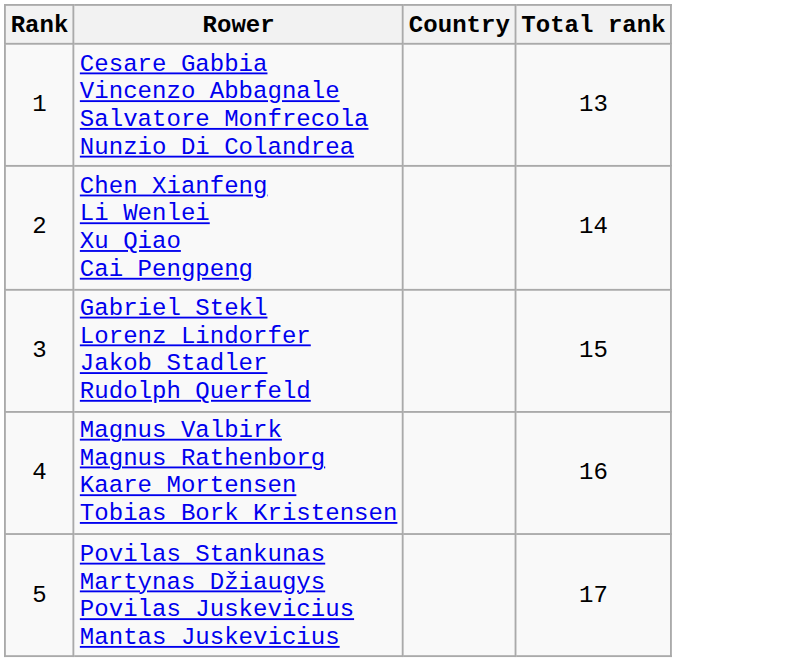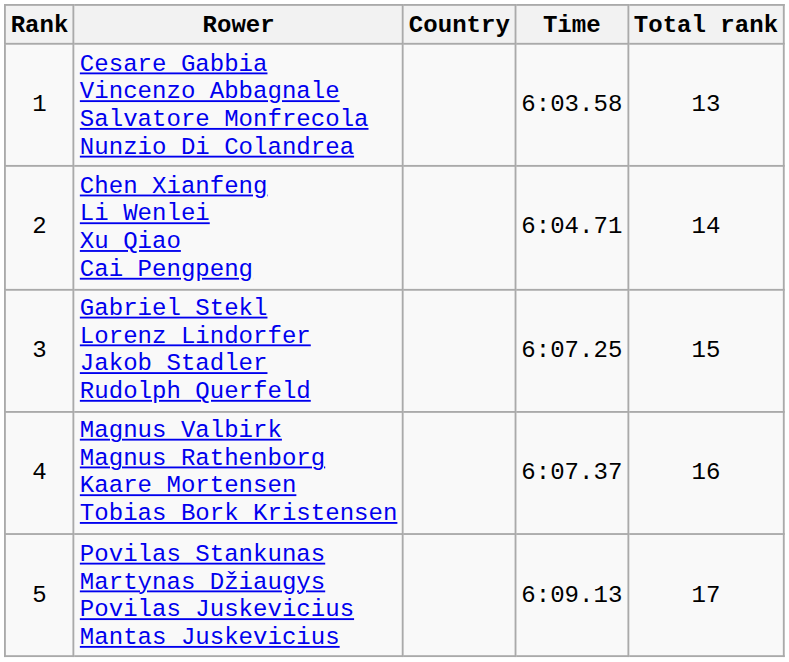+ column: (572, 25)
